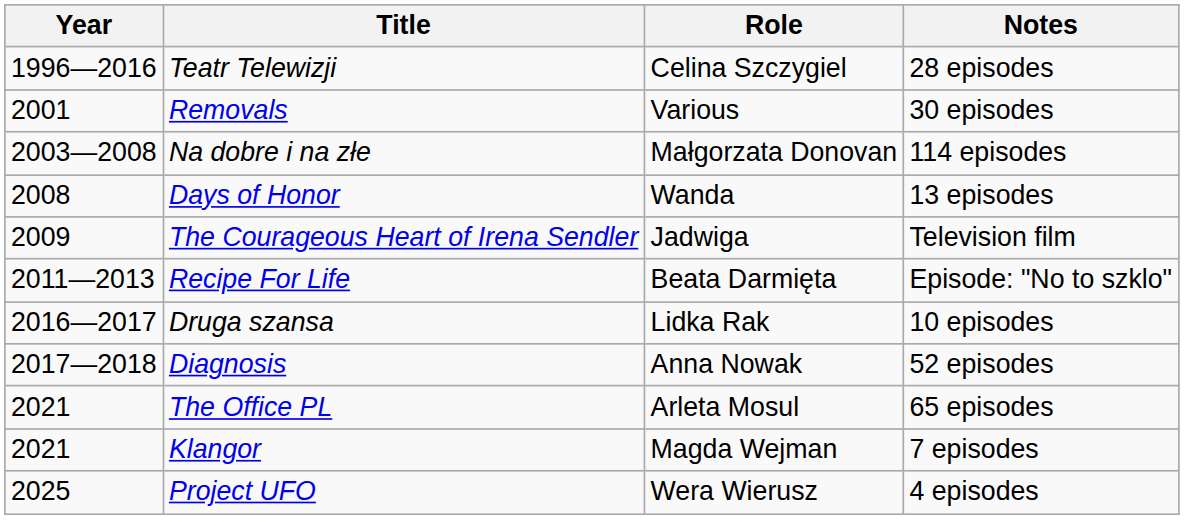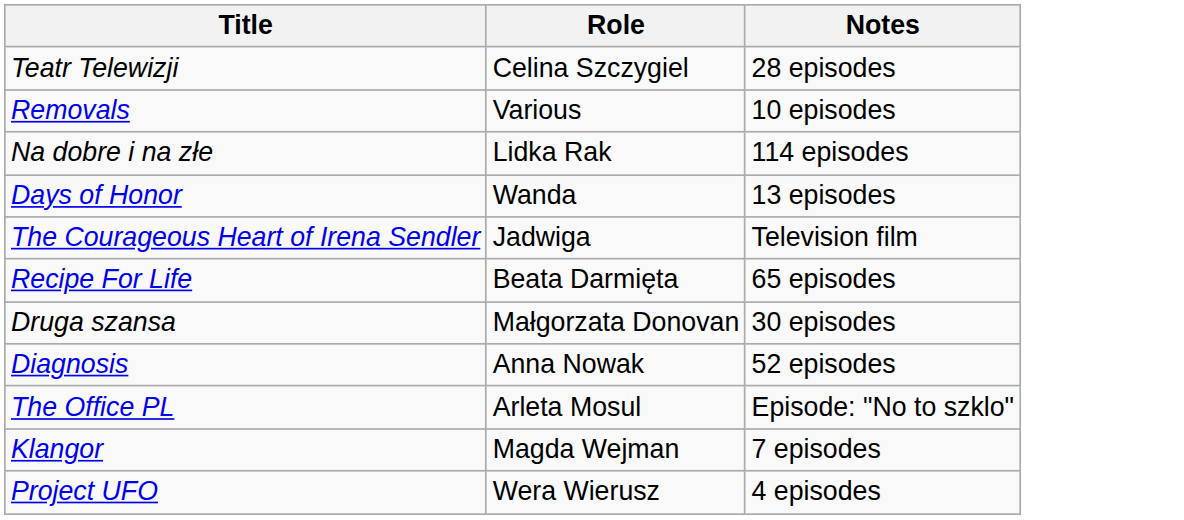- column: (84, 25)
(982, 110) 30 episodes -> (824, 110) 10 episodes
(774, 152) Małgorzata Donovan -> (552, 152) Lidka Rak
(1041, 279) Episode: "No to szklo" -> (824, 279) 65 episodes
(710, 322) Lidka Rak -> (616, 322) Małgorzata Donovan
(982, 322) 10 episodes -> (824, 322) 30 episodes
(982, 407) 65 episodes -> (883, 407) Episode: "No to szklo"
